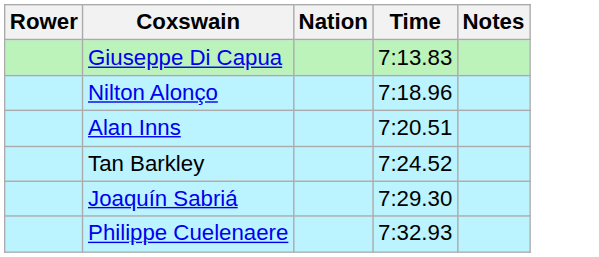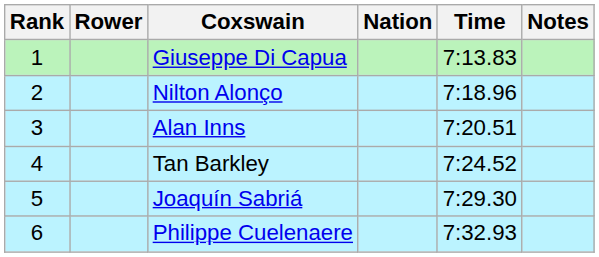+ column: (37, 22)
